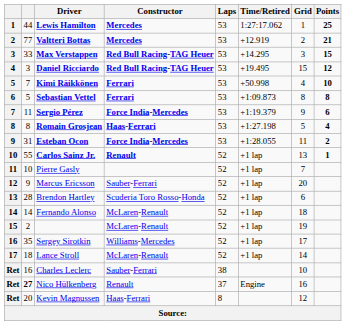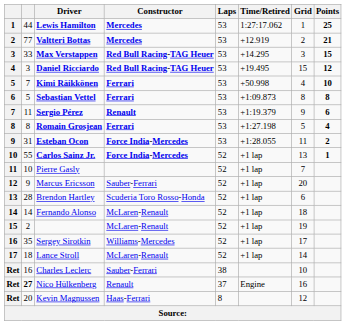(147, 111) Force India-Mercedes -> (121, 111) Renault
(131, 126) Haas-Ferrari -> (120, 126) Ferrari
(121, 154) Renault -> (147, 154) Force India-Mercedes
